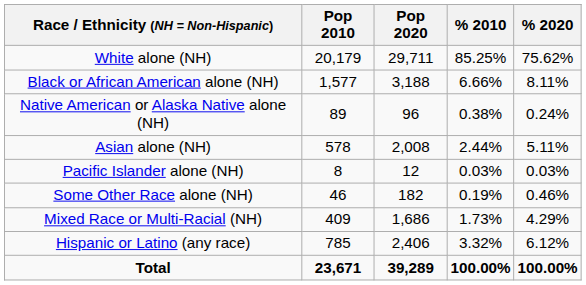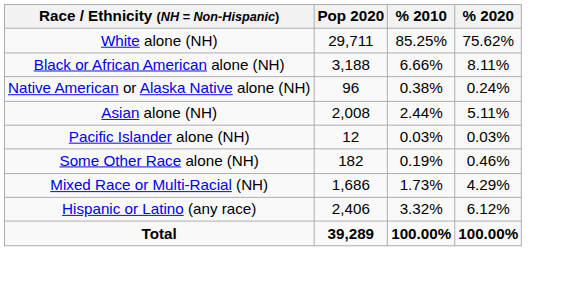- column: (338, 25)
